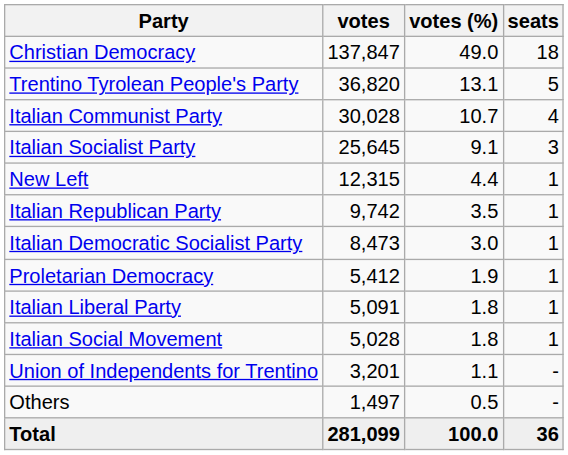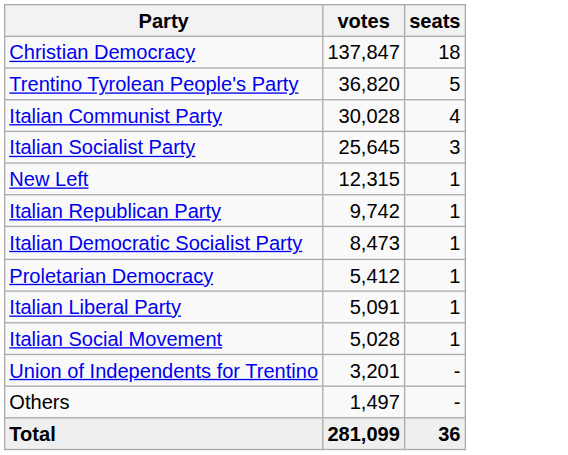- column: (454, 21)
